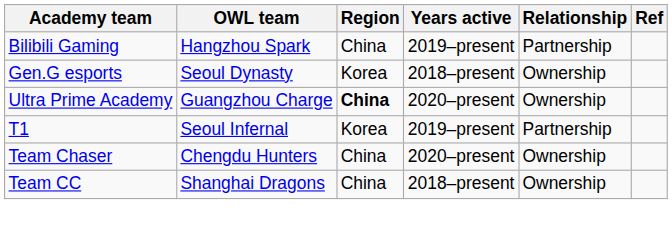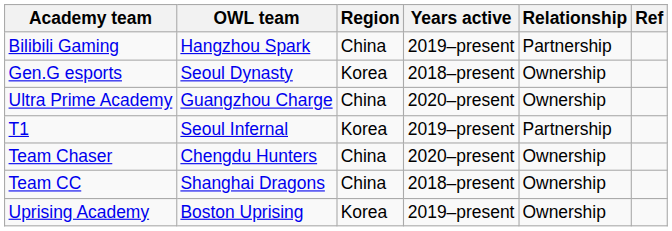(365, 101) bold -> (363, 101) normal
+ row: (79, 211)
